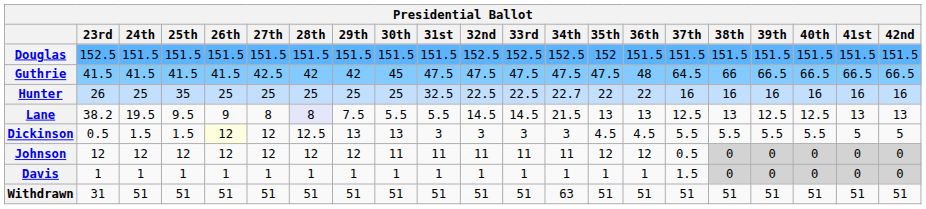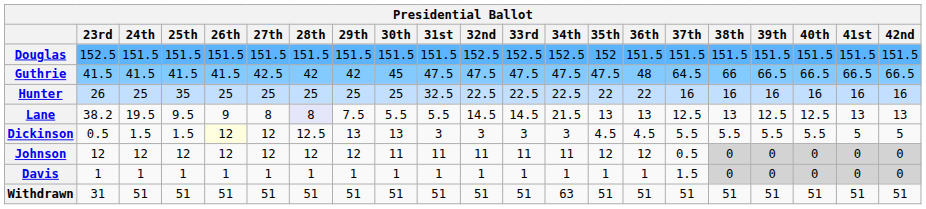(567, 94) 22.7 -> (567, 94) 22.5
